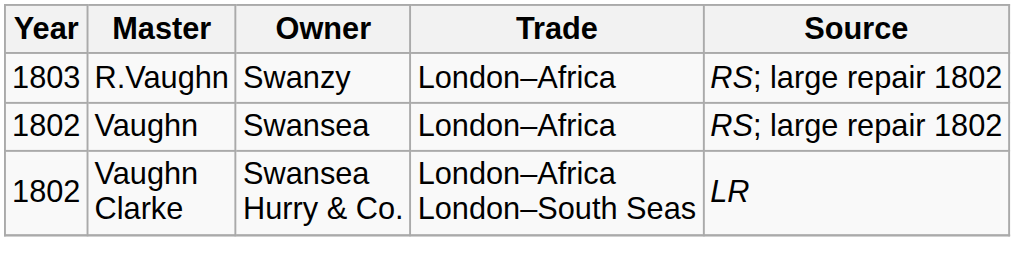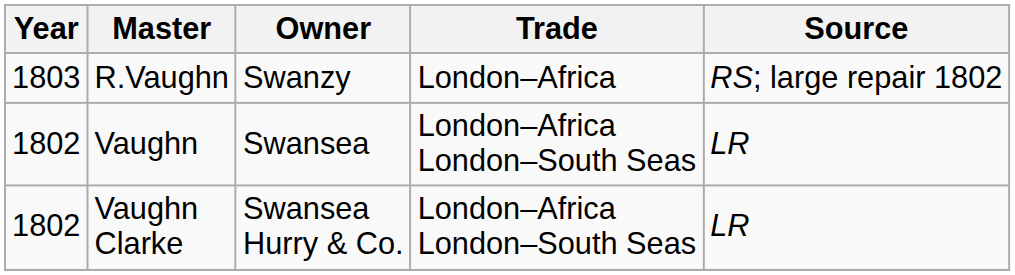(517, 126) London–Africa -> (557, 143) London–Africa London–South Seas
(856, 126) RS; large repair 1802 -> (730, 143) LR
